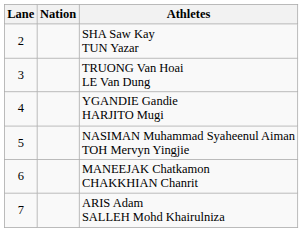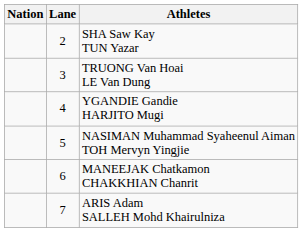columns swapped: (21, 14) <-> (58, 14)
